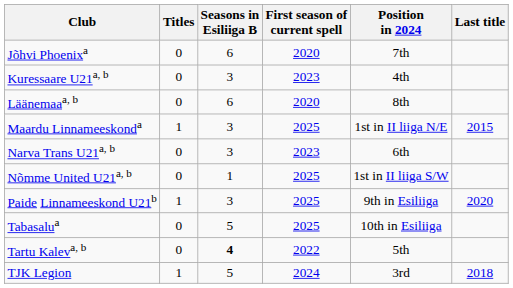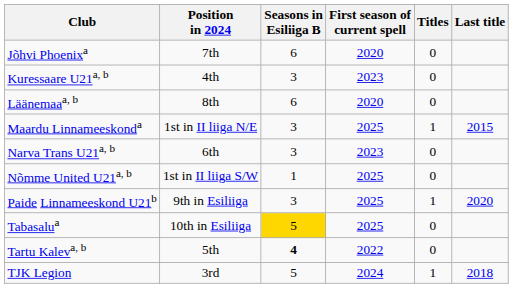columns swapped: (401, 22) <-> (179, 22)
(230, 225) no background -> (294, 225) gold background
